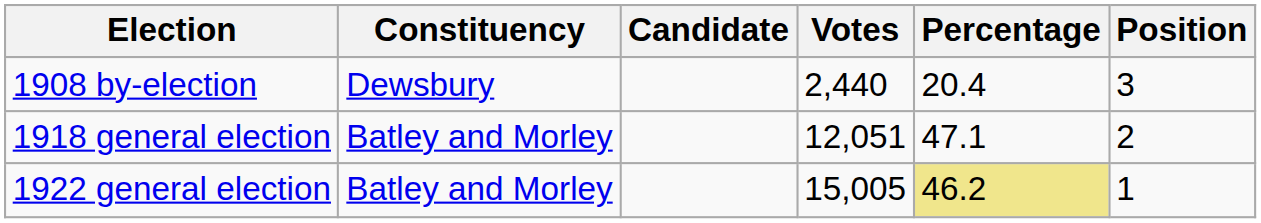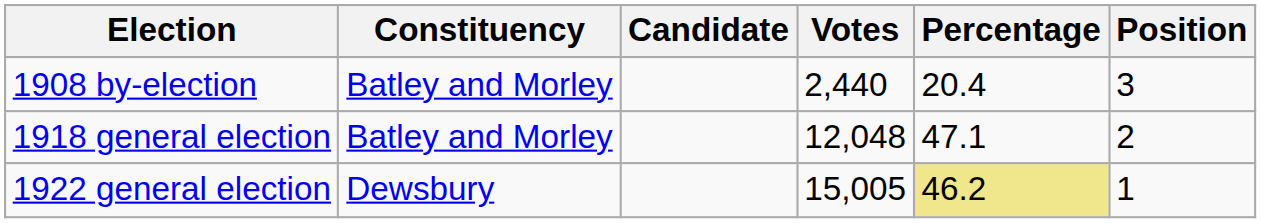(420, 83) Dewsbury -> (480, 83) Batley and Morley
(855, 136) 12,051 -> (855, 136) 12,048
(480, 189) Batley and Morley -> (420, 189) Dewsbury
